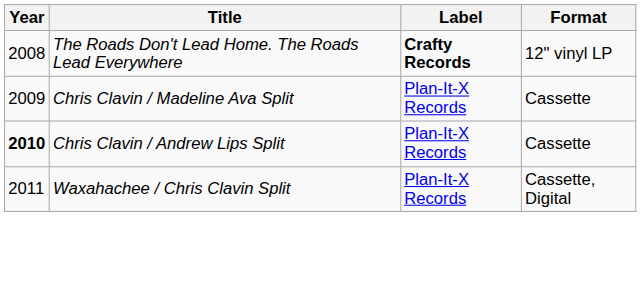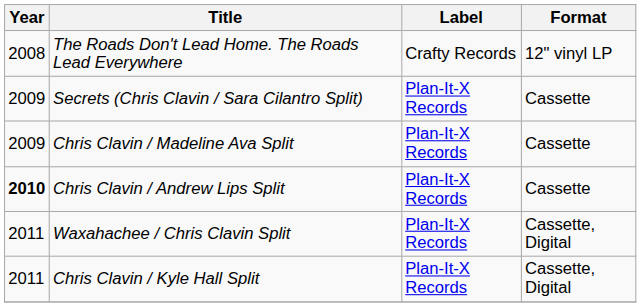(438, 53) bold -> (461, 53) normal
+ row: (208, 98)
+ row: (156, 278)
